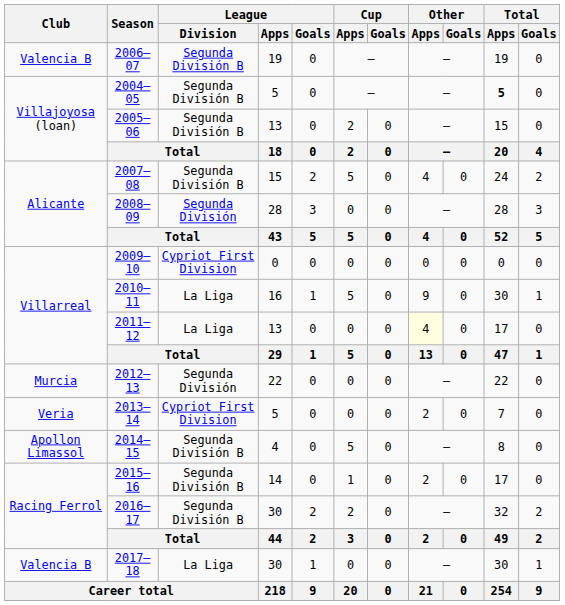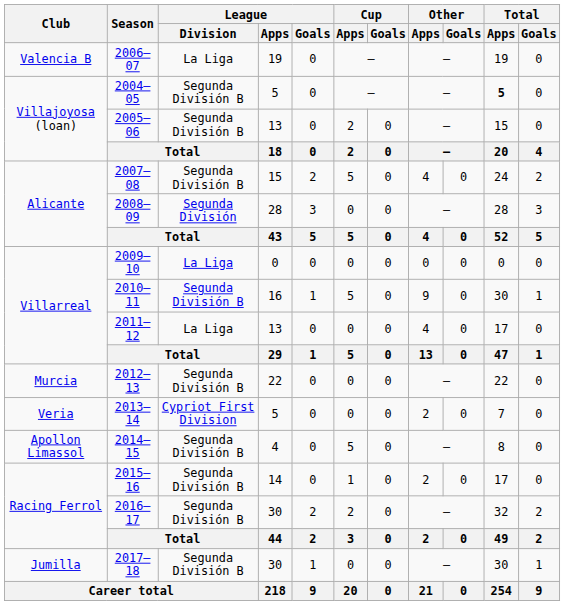(208, 59) Segunda División B -> (208, 59) La Liga
(208, 263) Cypriot First Division -> (208, 263) La Liga
(208, 296) La Liga -> (208, 296) Segunda División B
(426, 329) lightyellow background -> (426, 329) no background
(208, 381) Segunda División -> (208, 381) Segunda División B
(56, 565) Valencia B -> (56, 565) Jumilla
(208, 565) La Liga -> (208, 565) Segunda División B
